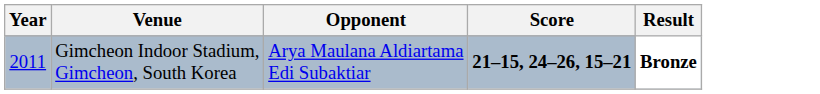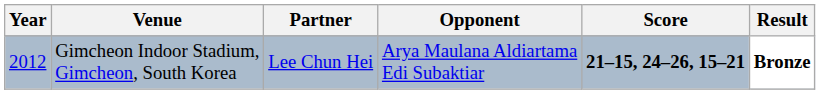+ column: (321, 20)
(28, 62) 2011 -> (28, 62) 2012
